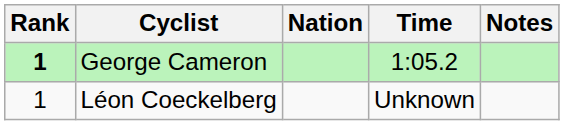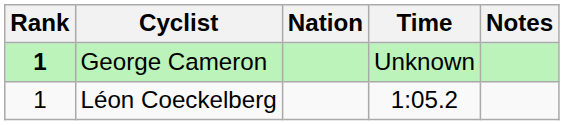(424, 61) 1:05.2 -> (424, 61) Unknown
(424, 100) Unknown -> (424, 100) 1:05.2
